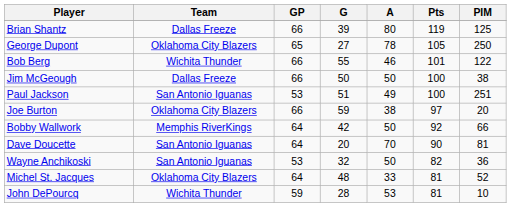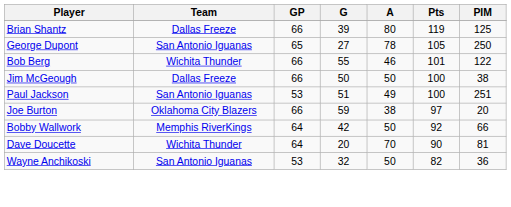(204, 45) Oklahoma City Blazers -> (204, 45) San Antonio Iguanas
(204, 144) San Antonio Iguanas -> (204, 144) Wichita Thunder
- row: (50, 177)
- row: (43, 194)
